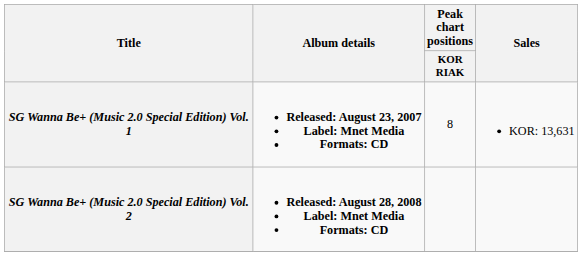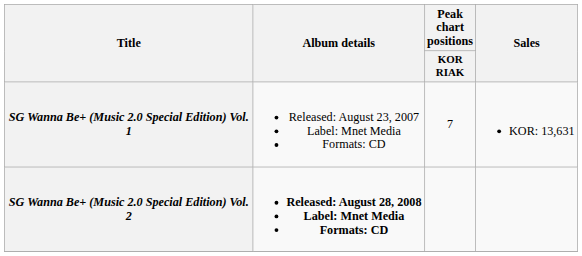(339, 131) bold -> (339, 131) normal
(450, 124) 8 -> (450, 124) 7
